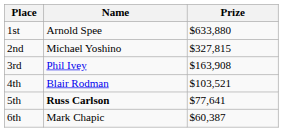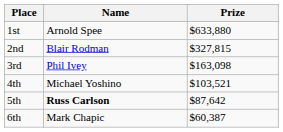(84, 48) Michael Yoshino -> (78, 48) Blair Rodman
(210, 65) $163,908 -> (210, 65) $163,098
(78, 83) Blair Rodman -> (84, 83) Michael Yoshino
(208, 100) $77,641 -> (208, 100) $87,642
